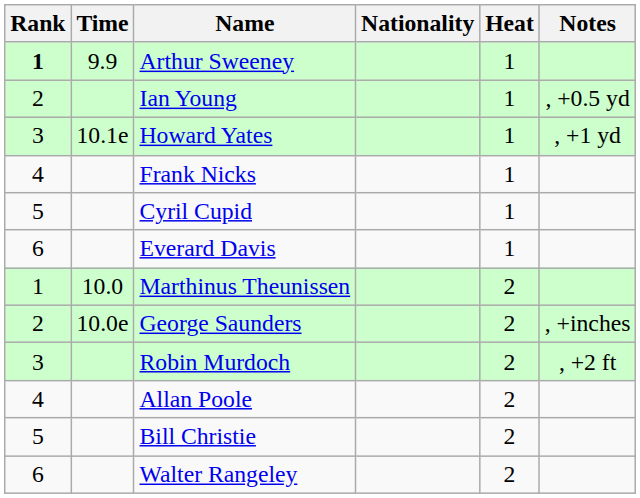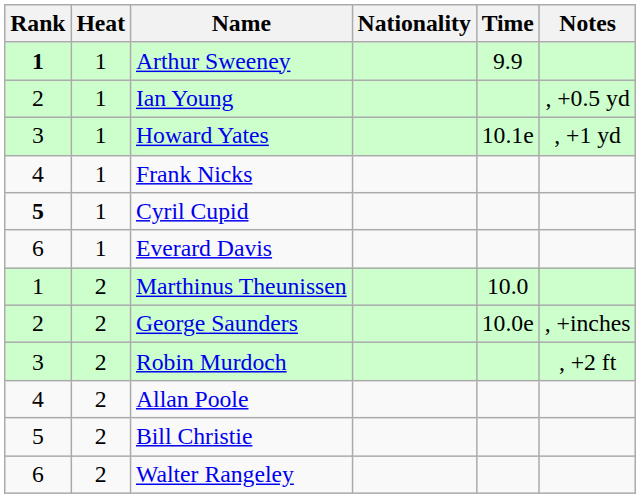columns swapped: (510, 23) <-> (103, 23)
(38, 211) normal -> (38, 211) bold
